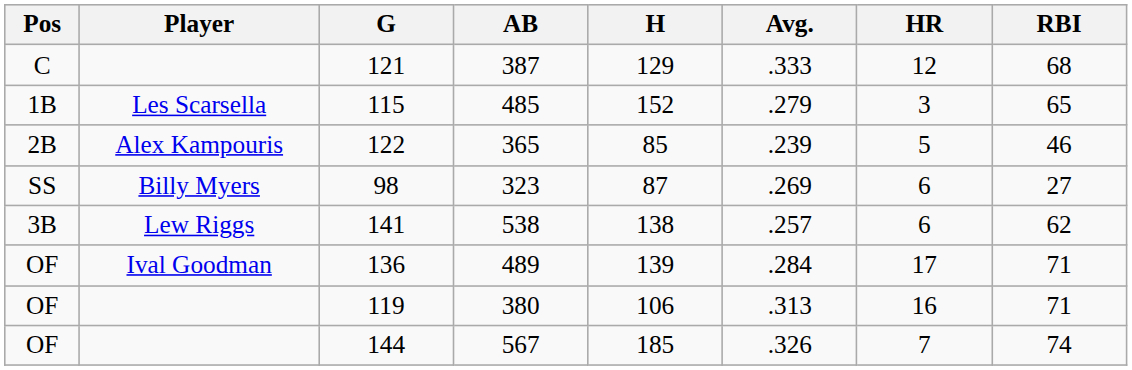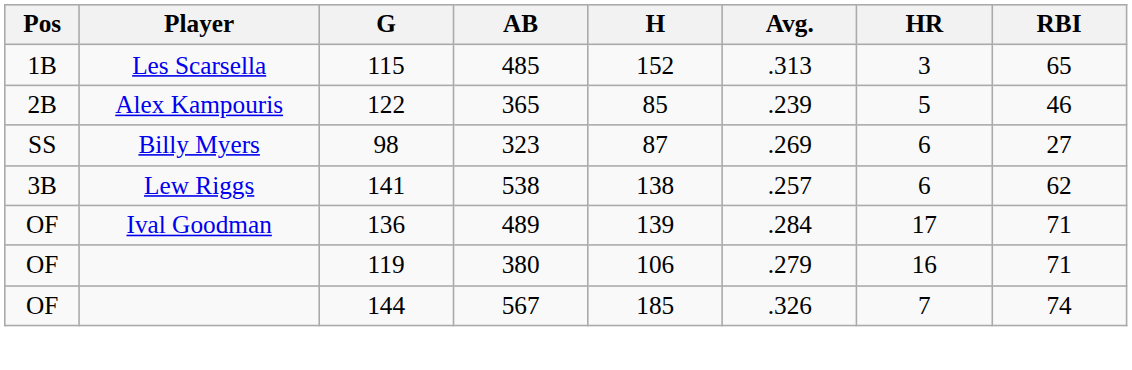- row: (386, 64)
(790, 104) .279 -> (790, 64) .313
(790, 305) .313 -> (790, 265) .279
